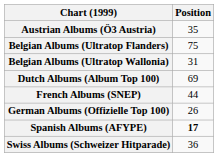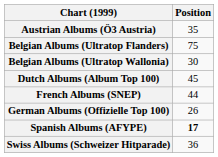(193, 62) 31 -> (193, 62) 30
(193, 78) 69 -> (193, 78) 45
